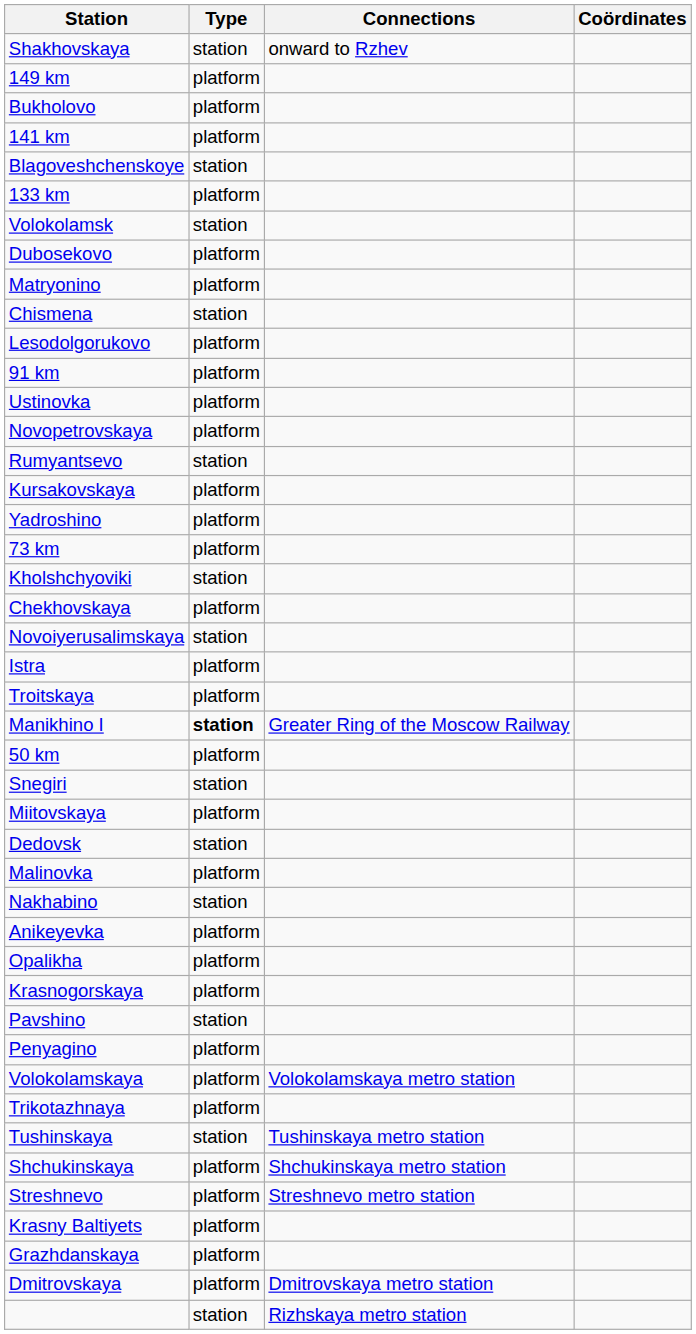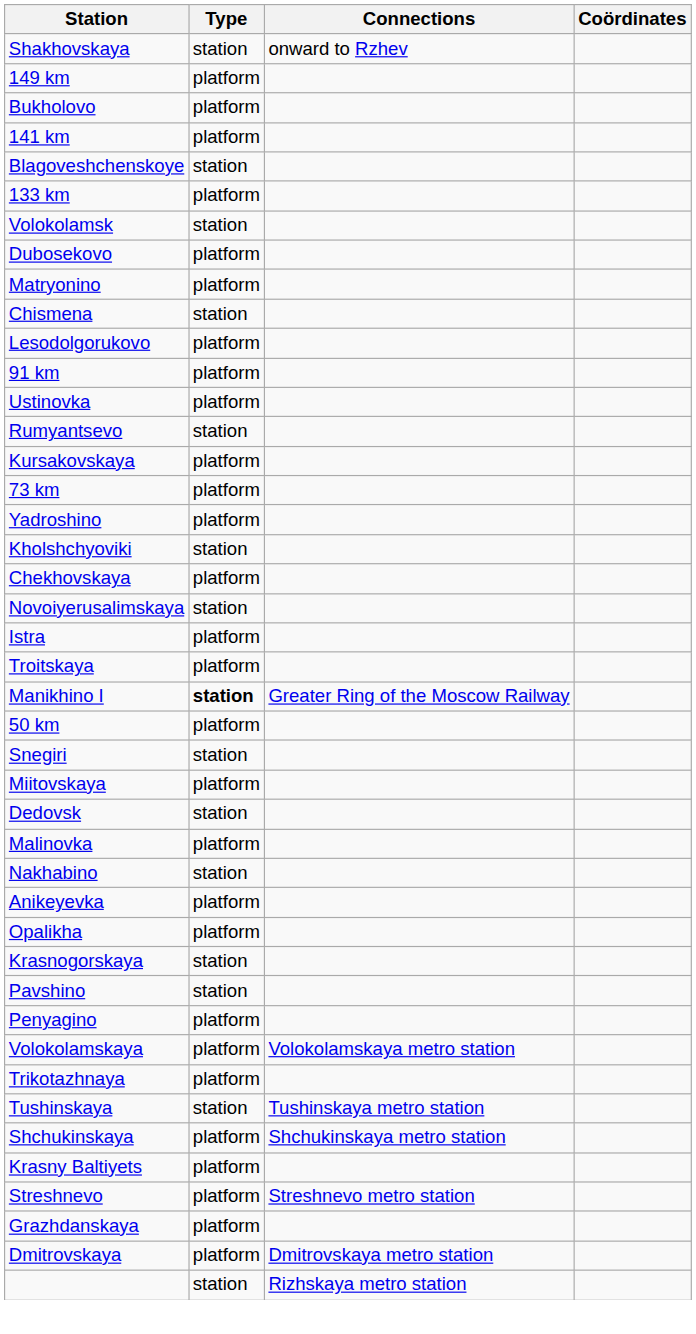- row: (81, 431)
rows swapped: (55, 519) <-> (34, 549)
(226, 990) platform -> (220, 961) station
rows swapped: (56, 1196) <-> (75, 1226)
